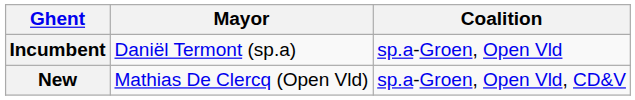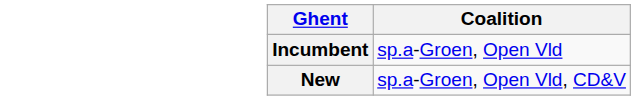- column: (241, 19)
